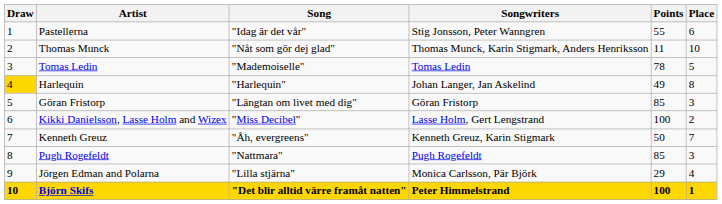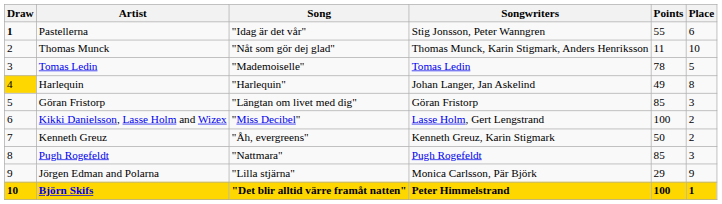(10, 31) normal -> (10, 31) bold
(691, 137) 7 -> (691, 137) 2
(691, 173) 4 -> (691, 173) 9
